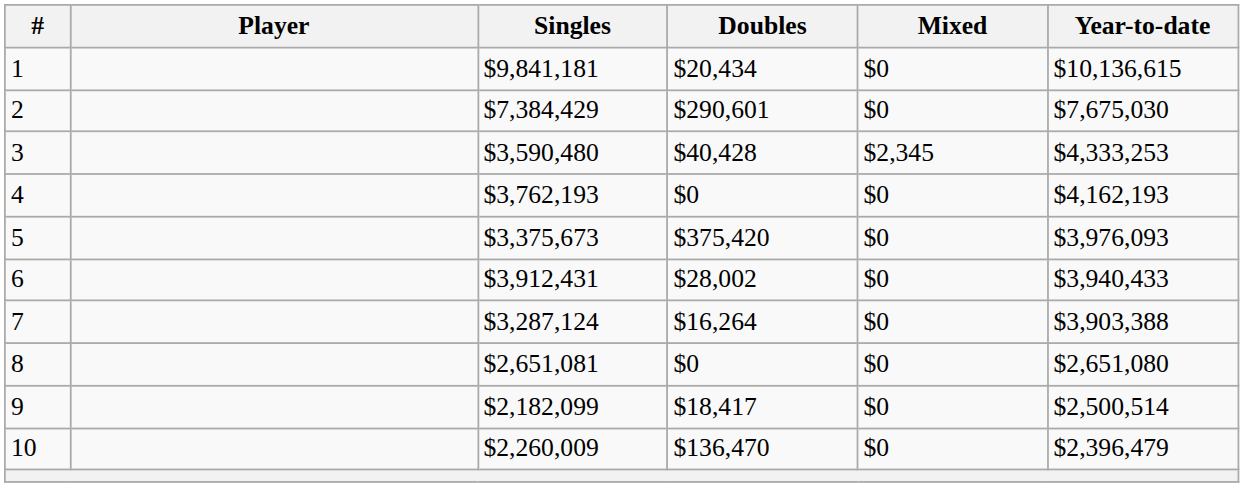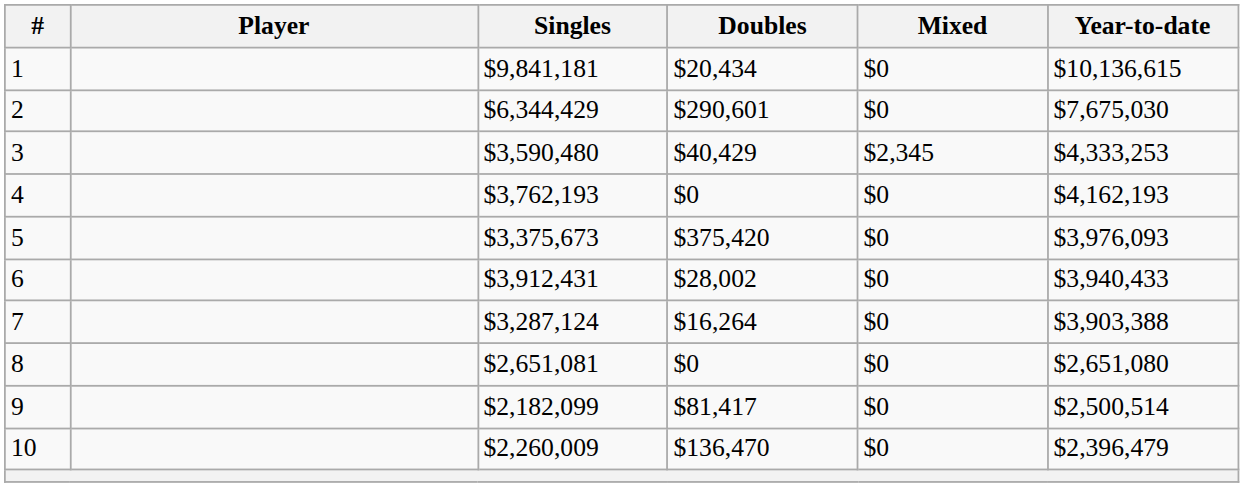(541, 110) $7,384,429 -> (541, 110) $6,344,429
(715, 152) $40,428 -> (715, 152) $40,429
(715, 406) $18,417 -> (715, 406) $81,417
